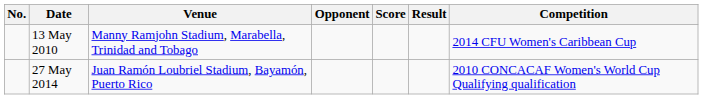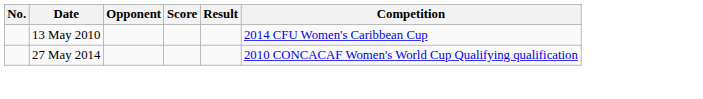- column: (200, 14)
